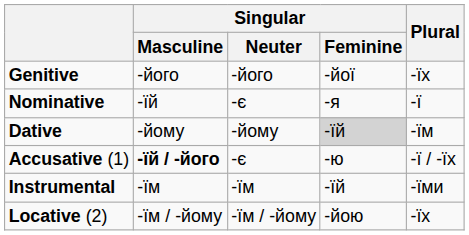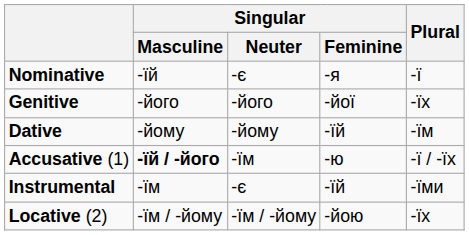rows swapped: (57, 103) <-> (44, 74)
(335, 131) lightgrey background -> (335, 131) no background
(239, 159) -є -> (243, 159) -їм
(243, 187) -їм -> (239, 187) -є
